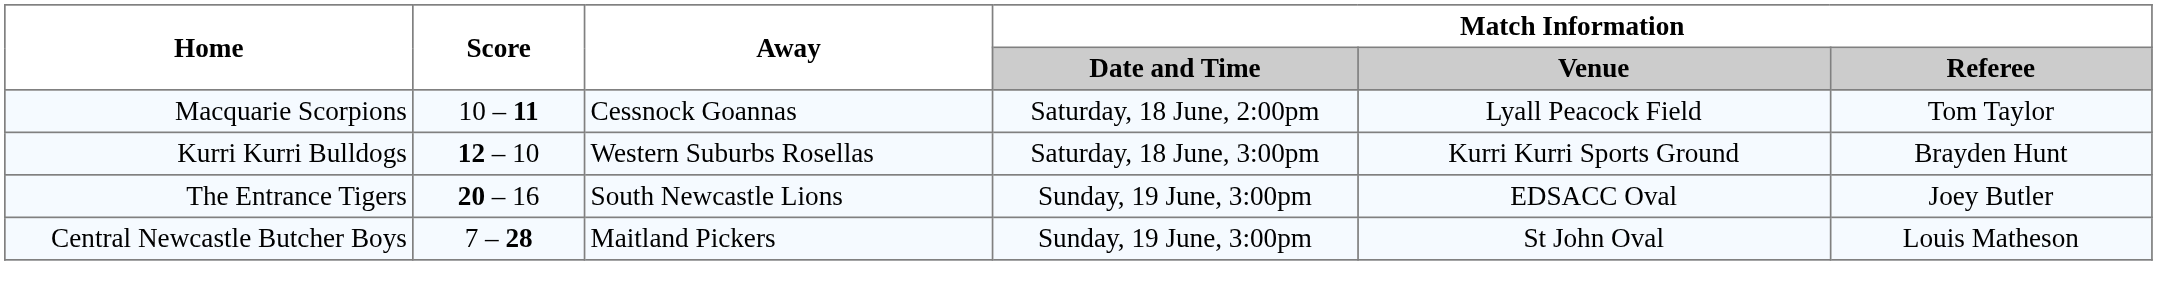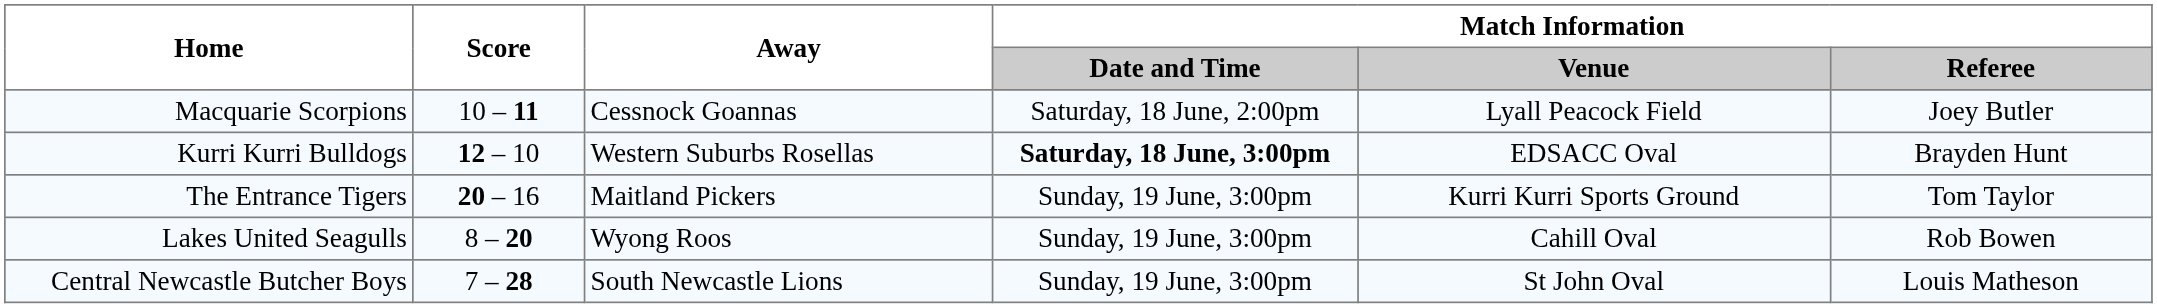(1991, 110) Tom Taylor -> (1991, 110) Joey Butler
(1175, 153) normal -> (1175, 153) bold
(1594, 153) Kurri Kurri Sports Ground -> (1594, 153) EDSACC Oval
(717, 195) South Newcastle Lions -> (683, 195) Maitland Pickers
(1594, 195) EDSACC Oval -> (1594, 195) Kurri Kurri Sports Ground
(1991, 195) Joey Butler -> (1991, 195) Tom Taylor
+ row: (284, 238)
(683, 238) Maitland Pickers -> (717, 280) South Newcastle Lions
